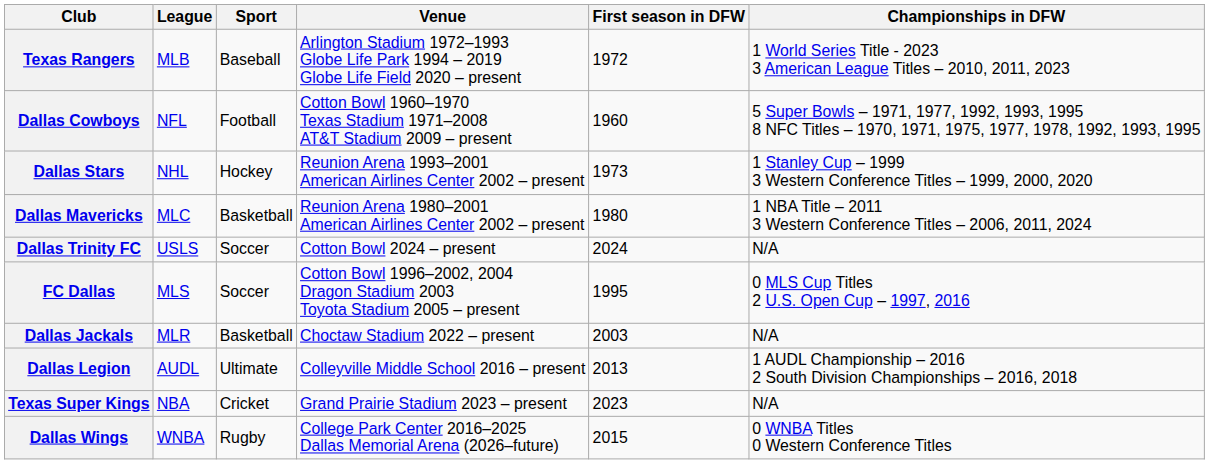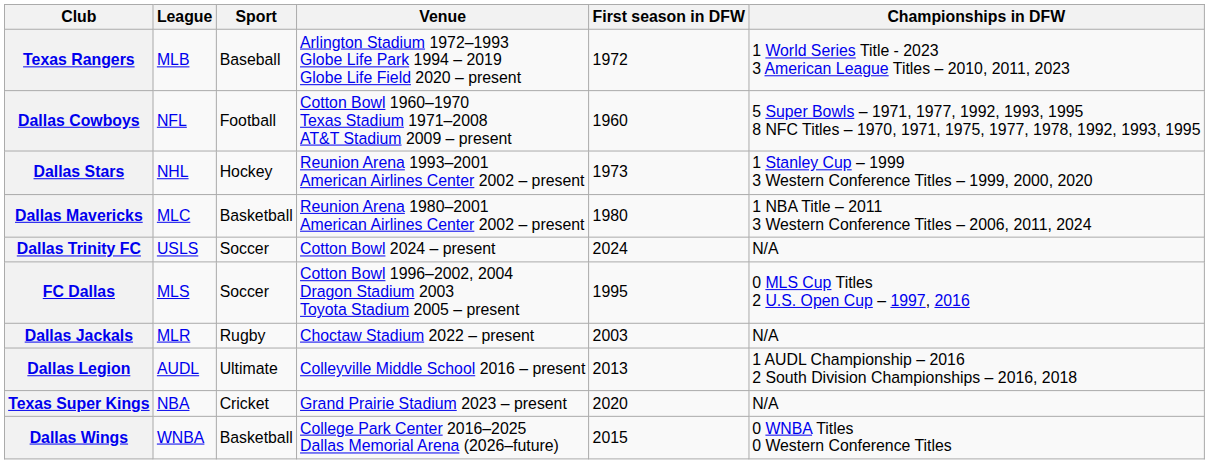(256, 335) Basketball -> (243, 335) Rugby
(610, 403) 2023 -> (610, 403) 2020
(243, 437) Rugby -> (256, 437) Basketball
